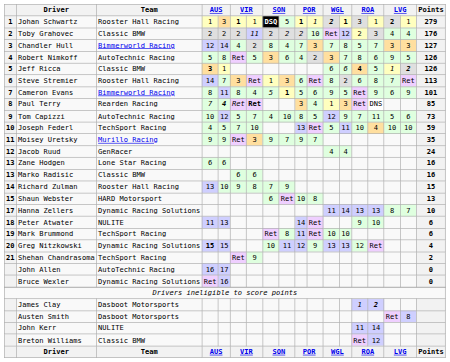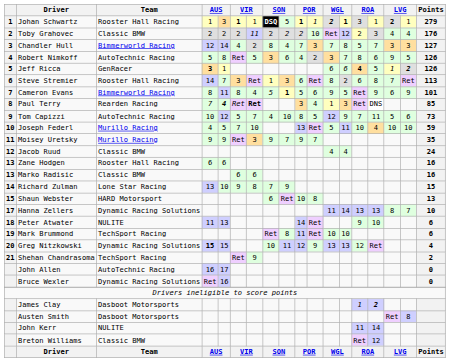(122, 69) Classic BMW -> (115, 69) GenRacer
(132, 128) TechSport Racing -> (128, 128) Murillo Racing
(115, 152) GenRacer -> (122, 152) Classic BMW
(132, 163) Lone Star Racing -> (139, 163) Rooster Hall Racing
(139, 187) Rooster Hall Racing -> (132, 187) Lone Star Racing
